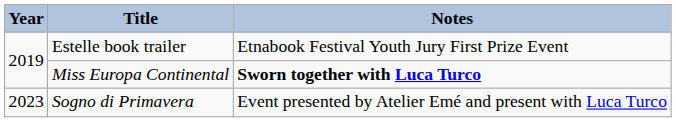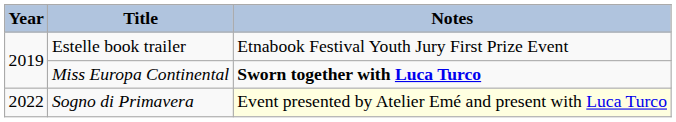(26, 102) 2023 -> (26, 102) 2022
(452, 102) no background -> (452, 102) lightyellow background
